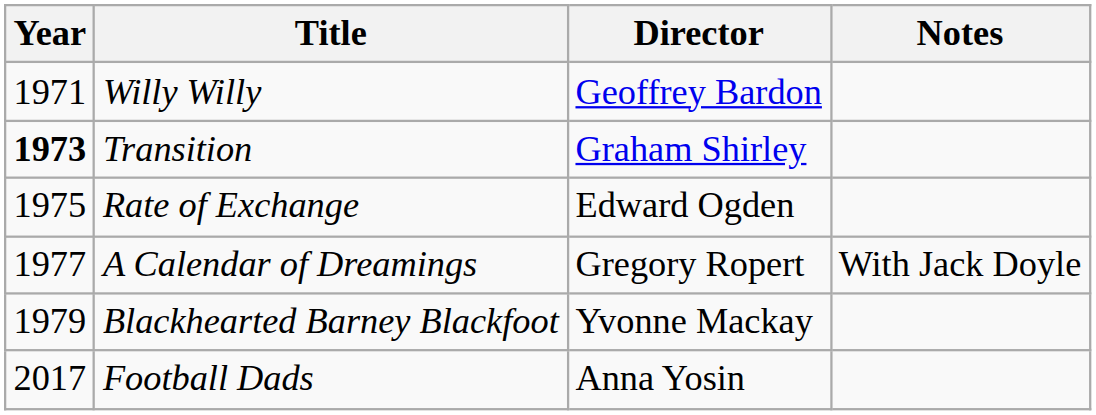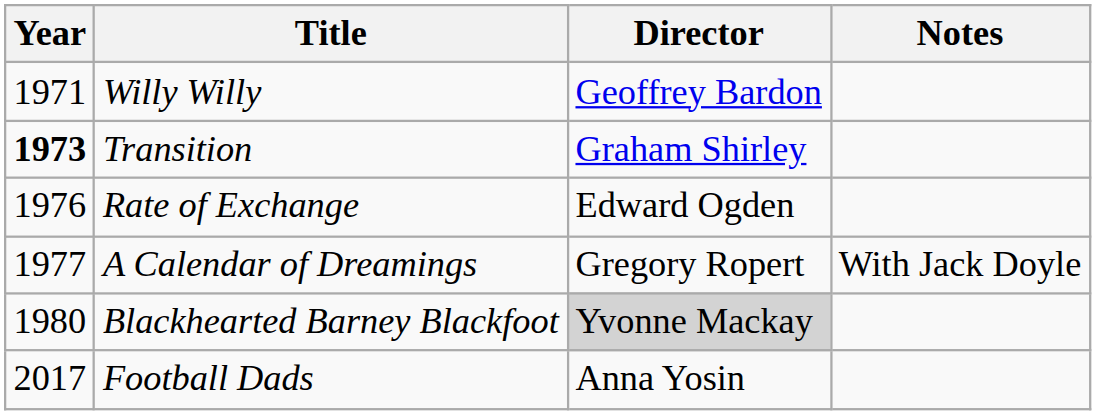(50, 206) 1975 -> (50, 206) 1976
(50, 321) 1979 -> (50, 321) 1980
(694, 321) no background -> (694, 321) lightgrey background
